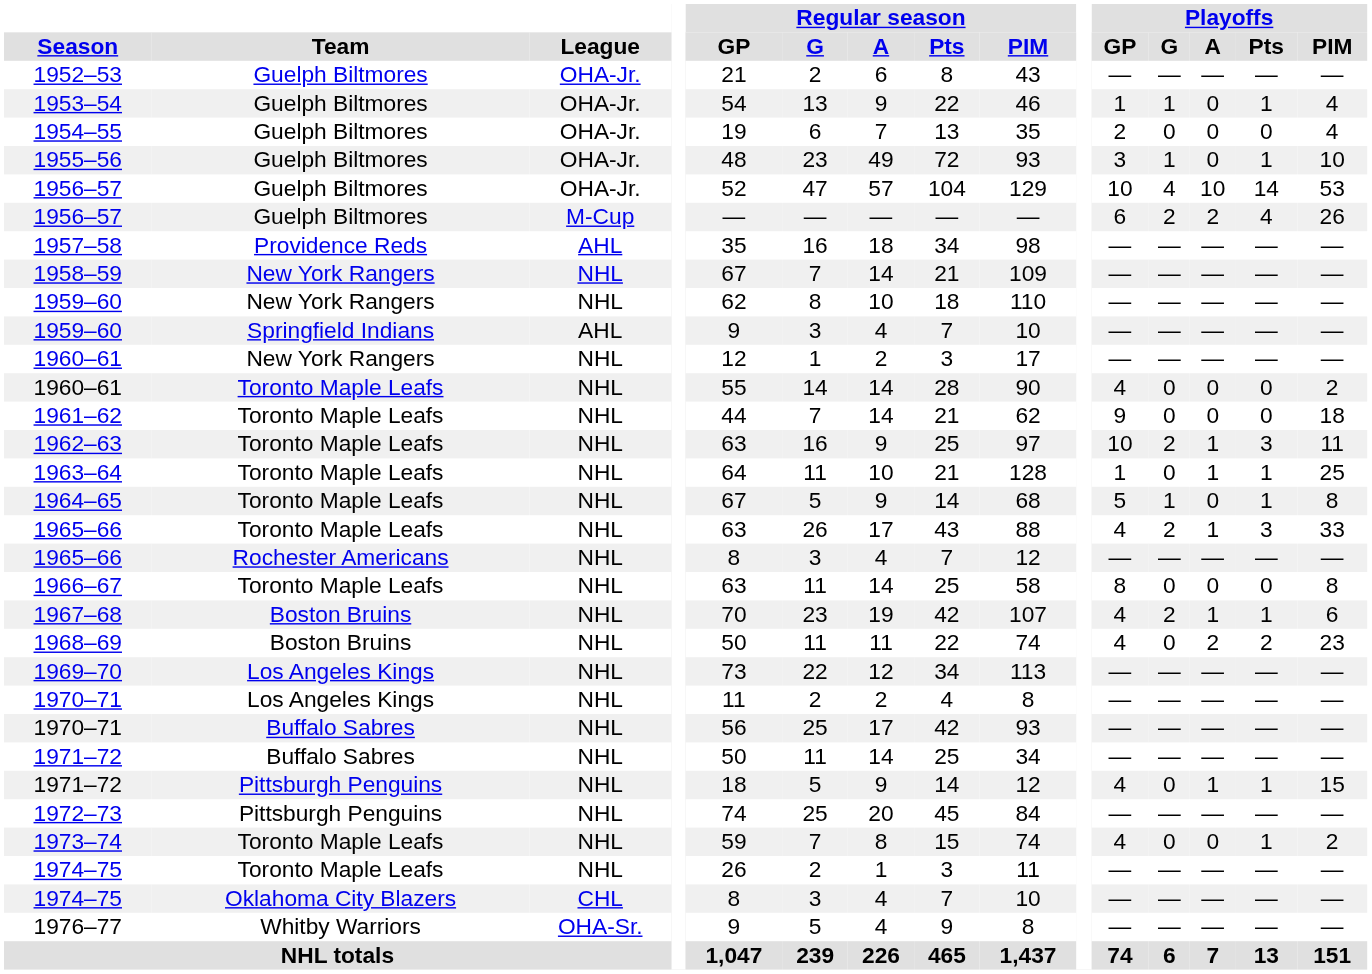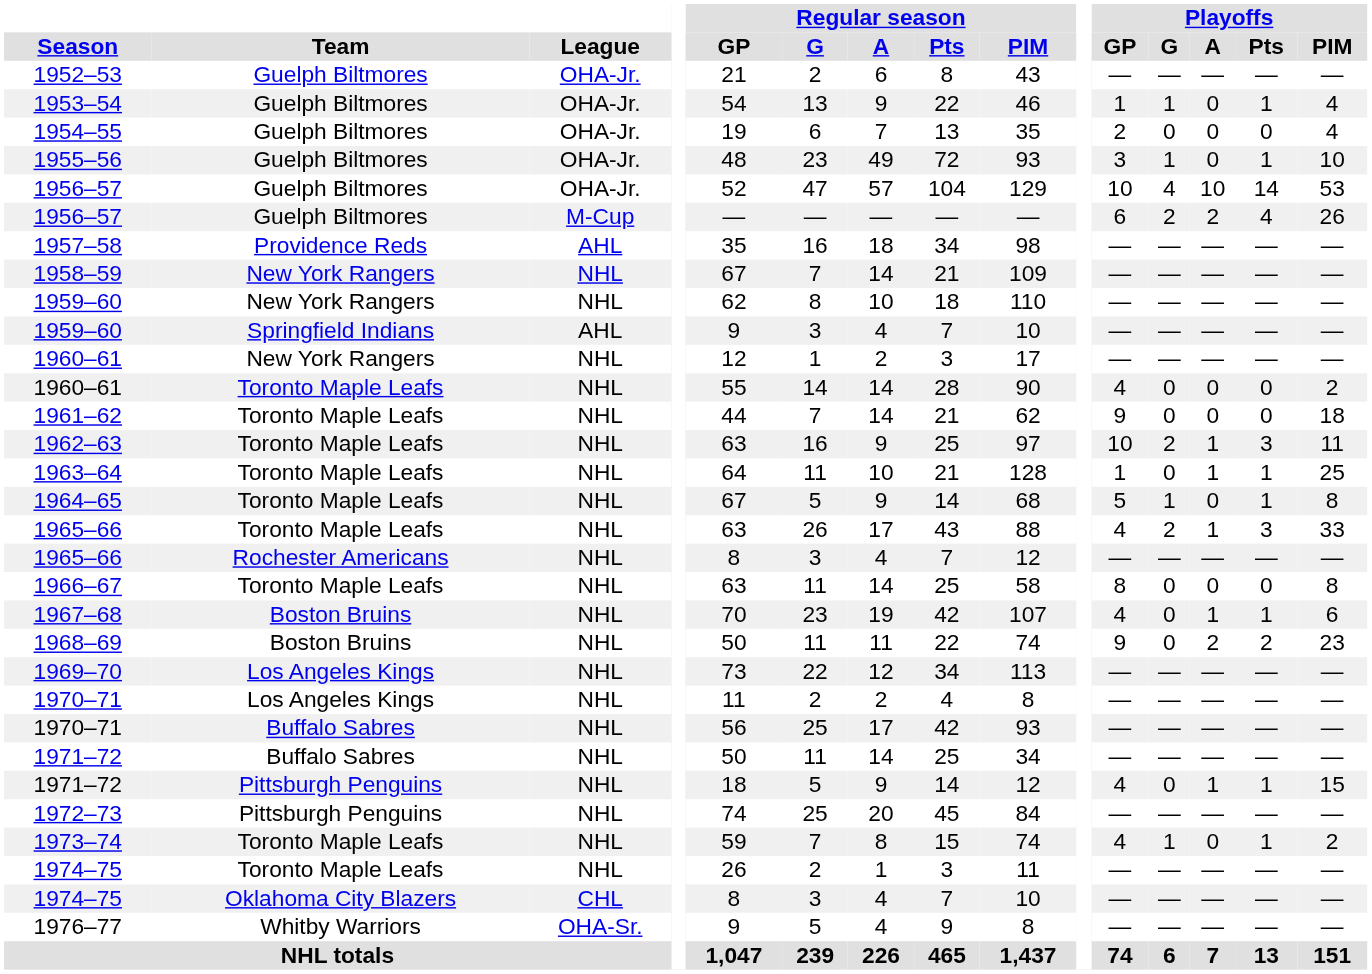(1169, 614) 2 -> (1169, 614) 0
(1120, 642) 4 -> (1120, 642) 9
(1169, 841) 0 -> (1169, 841) 1
